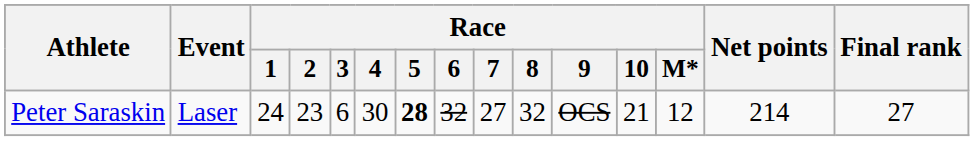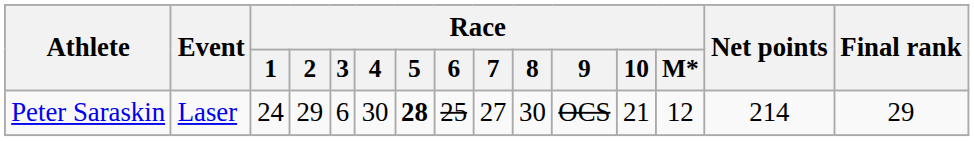(310, 112) 23 -> (310, 112) 29
(454, 112) 32 -> (454, 112) 25
(532, 112) 32 -> (532, 112) 30
(901, 112) 27 -> (901, 112) 29
